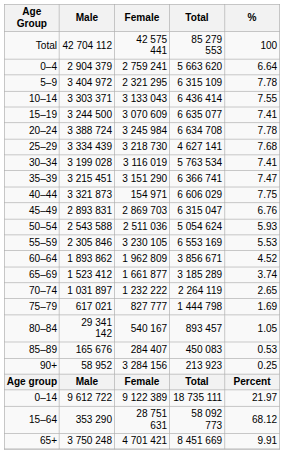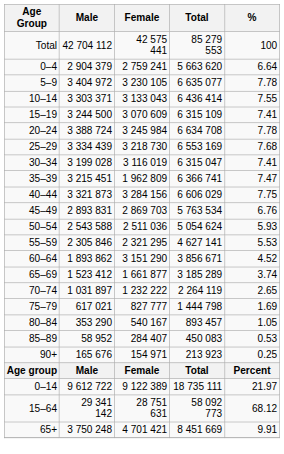(145, 83) 2 321 295 -> (145, 83) 3 230 105
(200, 83) 6 315 109 -> (200, 83) 6 635 077
(200, 115) 6 635 077 -> (200, 115) 6 315 109
(200, 147) 4 627 141 -> (200, 147) 6 553 169
(200, 163) 5 763 534 -> (200, 163) 6 315 047
(145, 179) 3 151 290 -> (145, 179) 1 962 809
(149, 195) 154 971 -> (145, 195) 3 284 156
(200, 211) 6 315 047 -> (200, 211) 5 763 534
(145, 242) 3 230 105 -> (145, 242) 2 321 295
(200, 242) 6 553 169 -> (200, 242) 4 627 141
(145, 258) 1 962 809 -> (145, 258) 3 151 290
(97, 328) 29 341 142 -> (94, 322) 353 290
(94, 350) 165 676 -> (97, 338) 58 952
(97, 366) 58 952 -> (94, 354) 165 676
(145, 366) 3 284 156 -> (149, 354) 154 971
(94, 419) 353 290 -> (97, 408) 29 341 142
